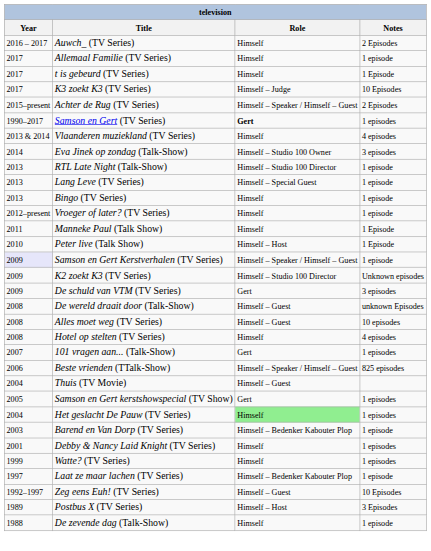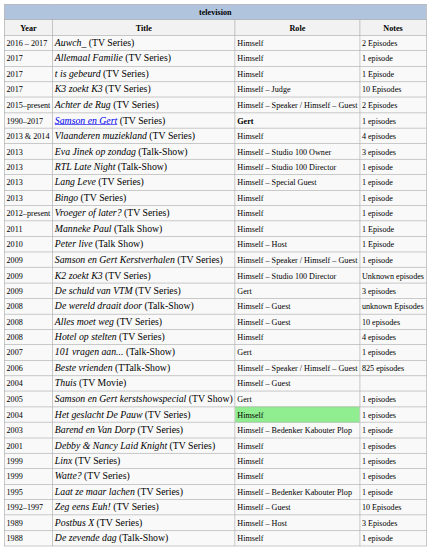(15, 152) 2014 -> (15, 152) 2013
(15, 260) lavender background -> (15, 260) no background
+ row: (88, 461)
(15, 477) 1997 -> (15, 492) 1995
